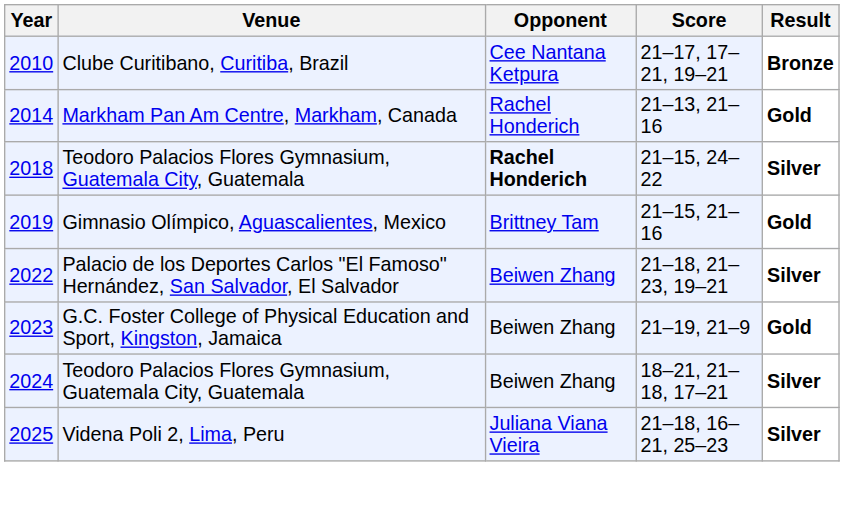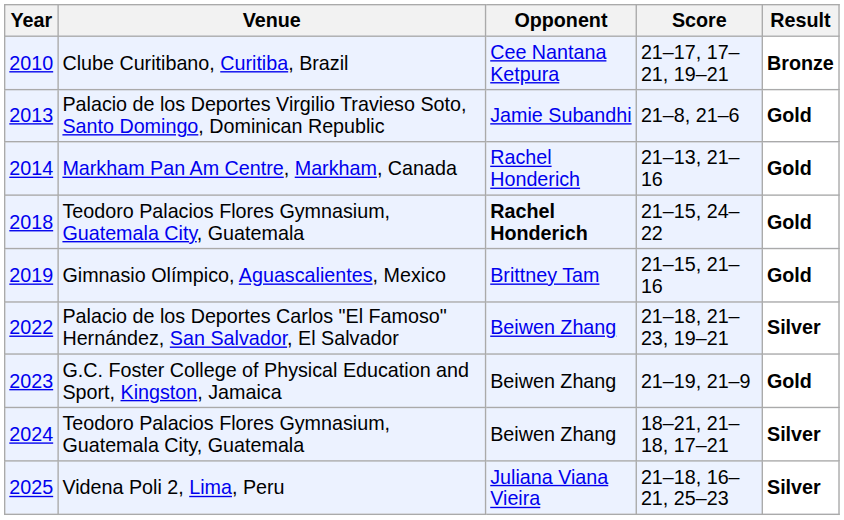+ row: (31, 116)
(794, 169) Silver -> (789, 222) Gold
